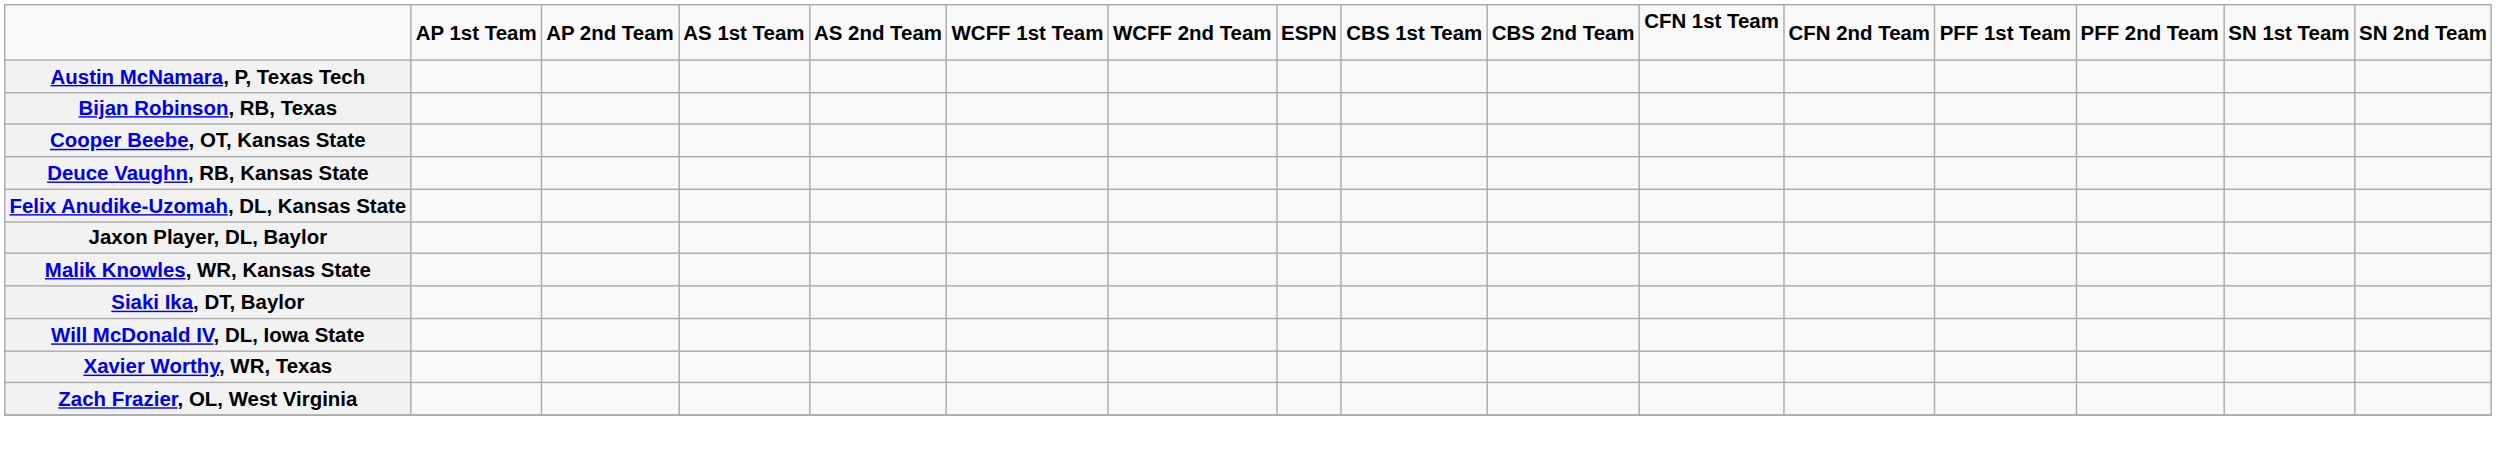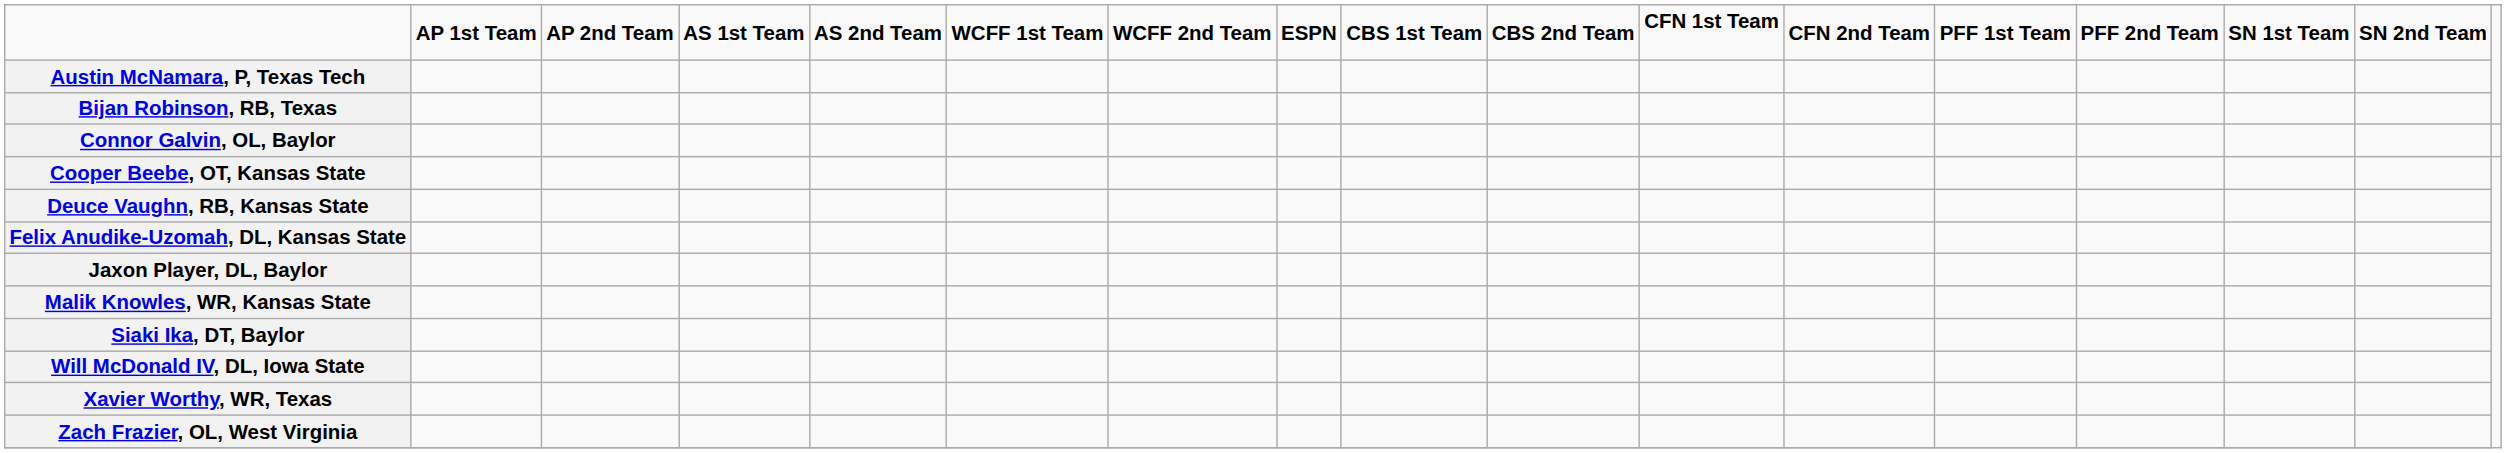+ row: (208, 141)
